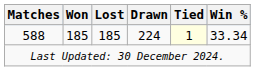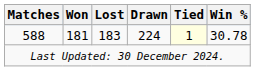(77, 35) 185 -> (77, 35) 181
(110, 35) 185 -> (110, 35) 183
(229, 35) 33.34 -> (229, 35) 30.78
